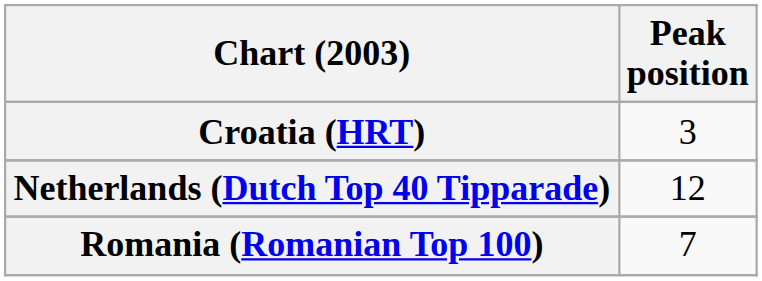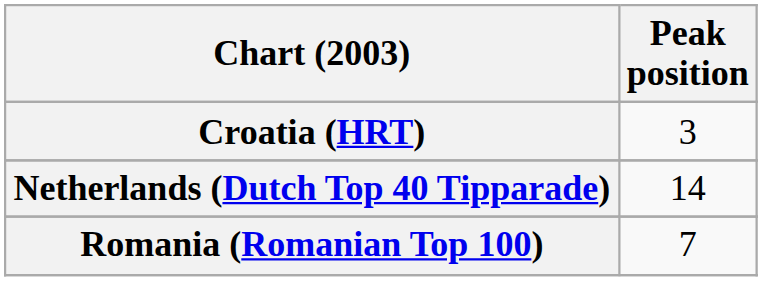(688, 187) 12 -> (688, 187) 14
